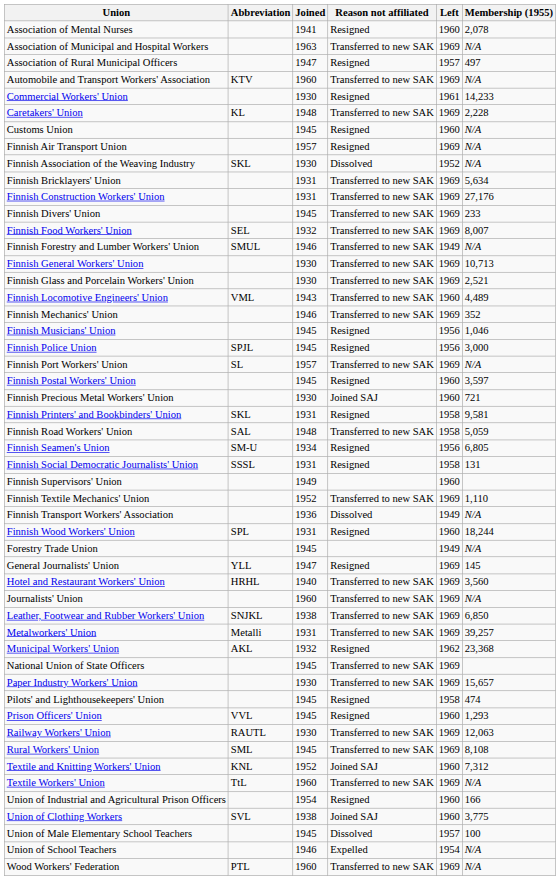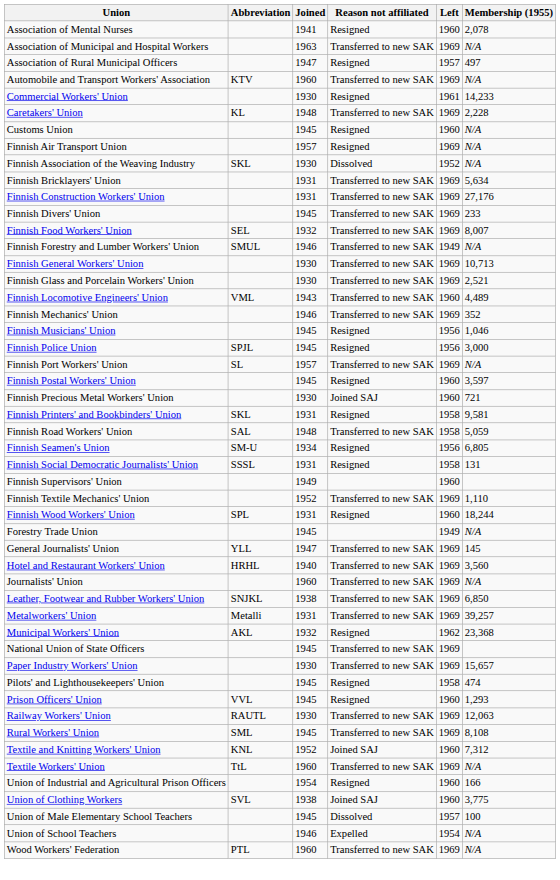- row: (90, 515)
(350, 565) Resigned -> (382, 548) Transferred to new SAK
